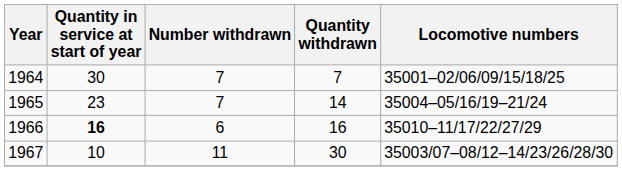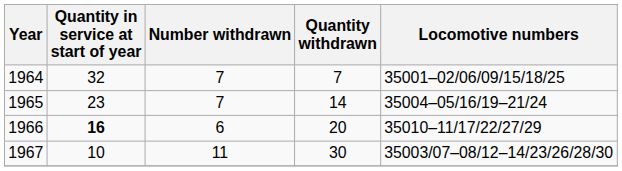(96, 77) 30 -> (96, 77) 32
(338, 128) 16 -> (338, 128) 20
